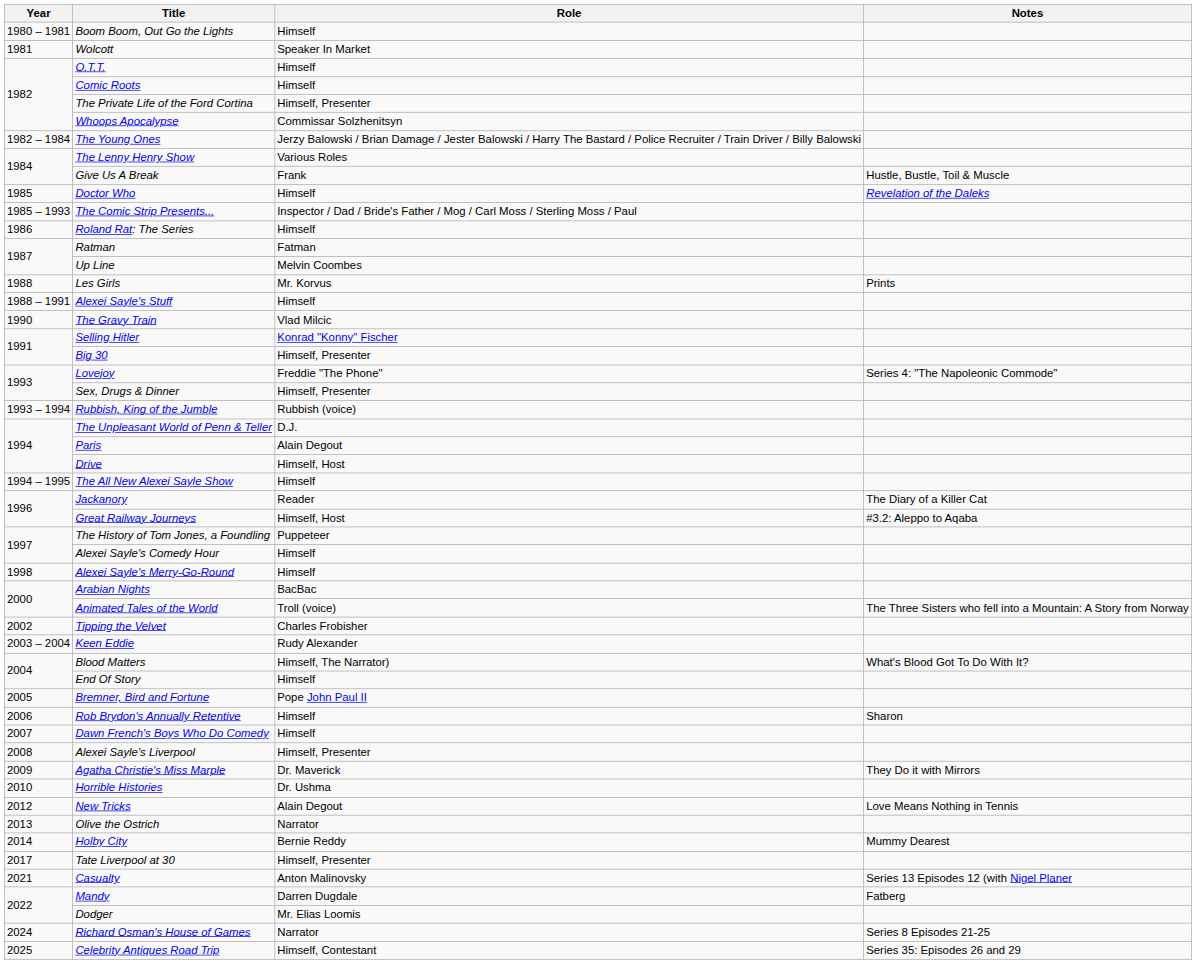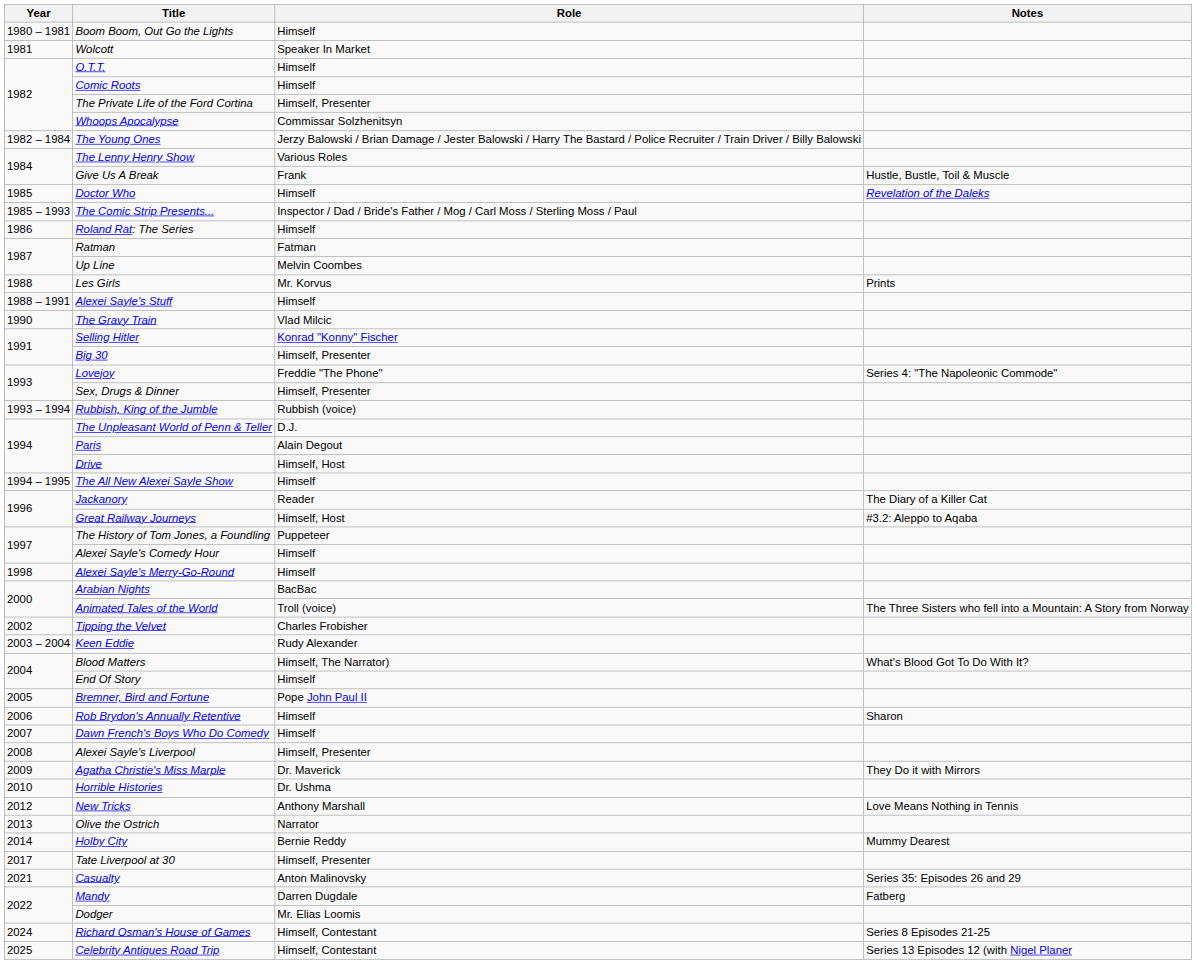(310, 806) Alain Degout -> (321, 806) Anthony Marshall
(969, 878) Series 13 Episodes 12 (with Nigel Planer -> (944, 878) Series 35: Episodes 26 and 29
(298, 932) Narrator -> (327, 932) Himself, Contestant
(944, 950) Series 35: Episodes 26 and 29 -> (969, 950) Series 13 Episodes 12 (with Nigel Planer
